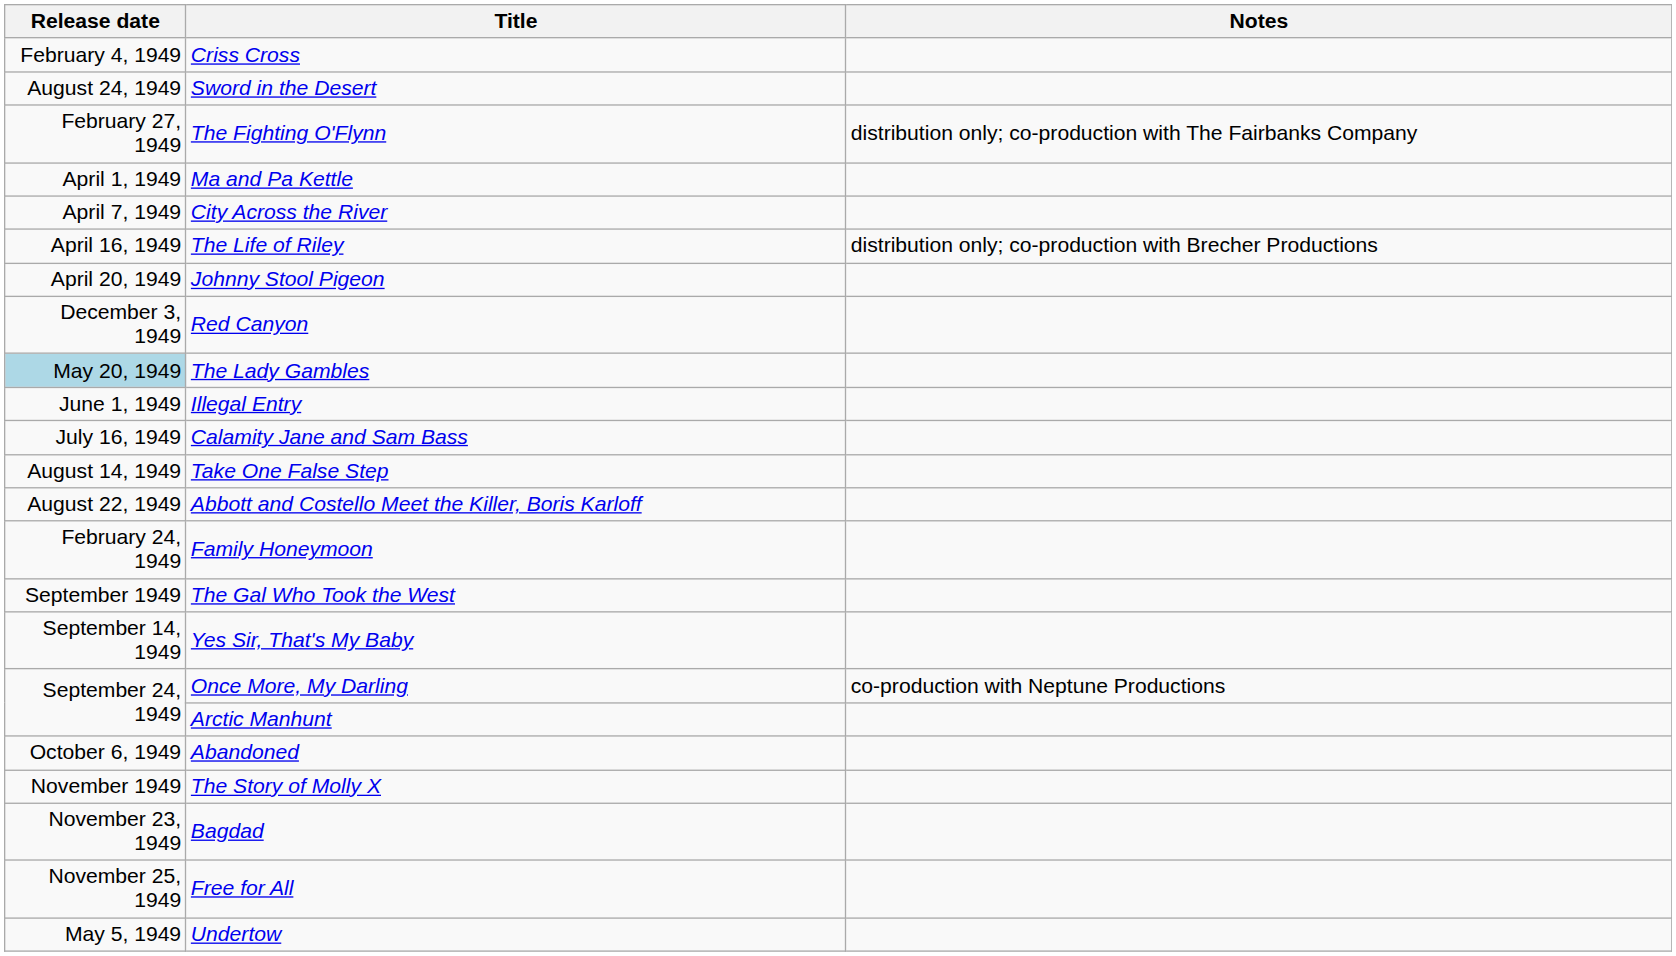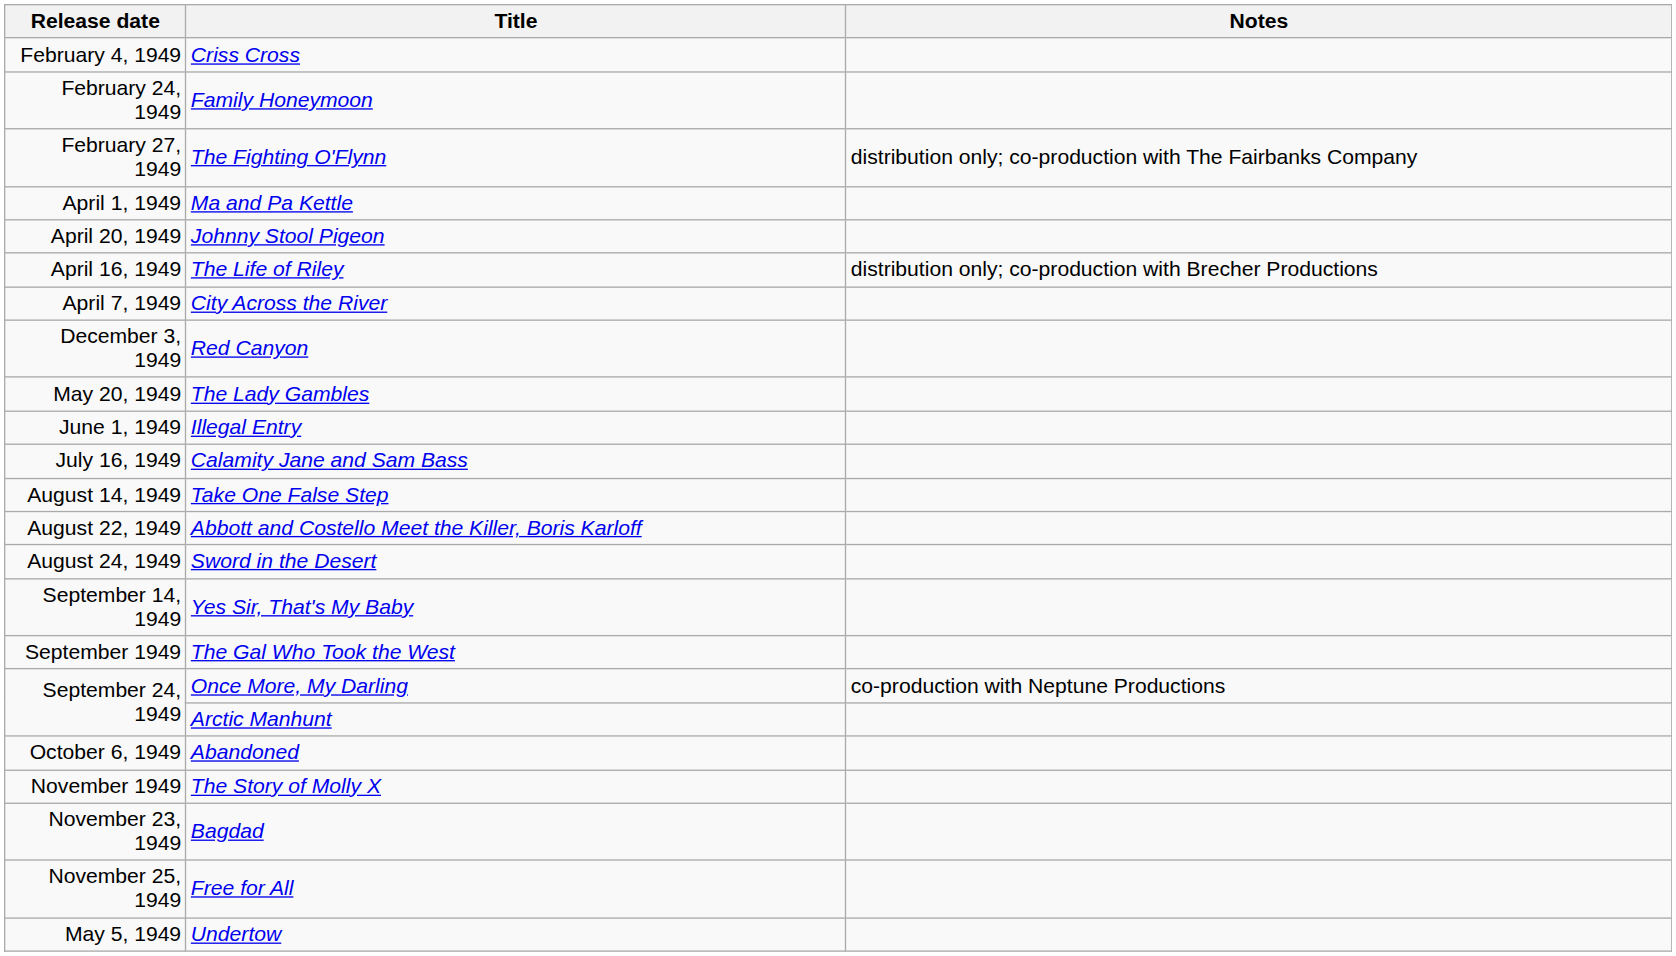rows swapped: (282, 549) <-> (284, 88)
rows swapped: (289, 212) <-> (288, 279)
(117, 370) lightblue background -> (117, 393) no background
rows swapped: (323, 594) <-> (302, 640)
